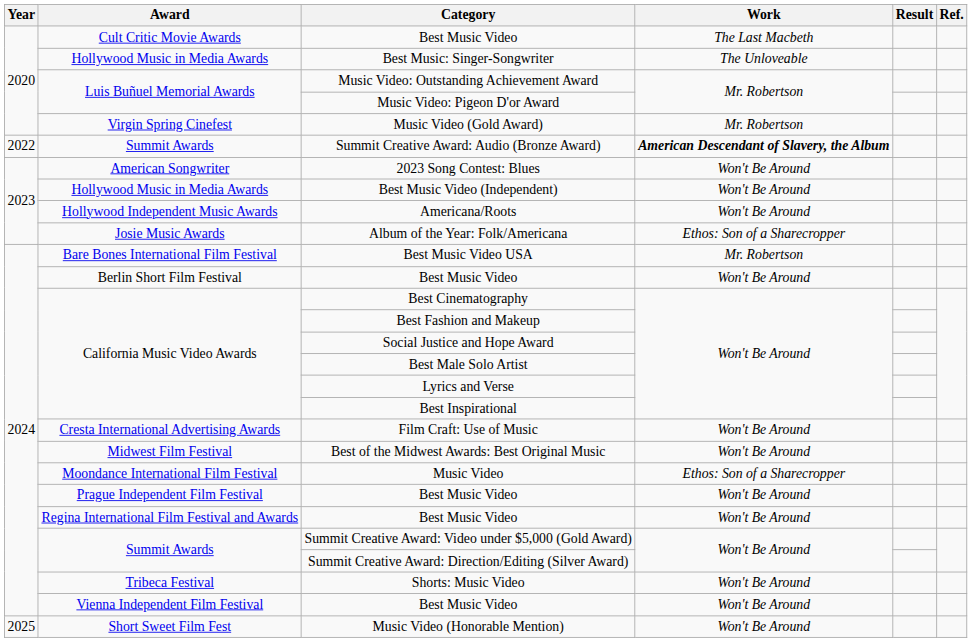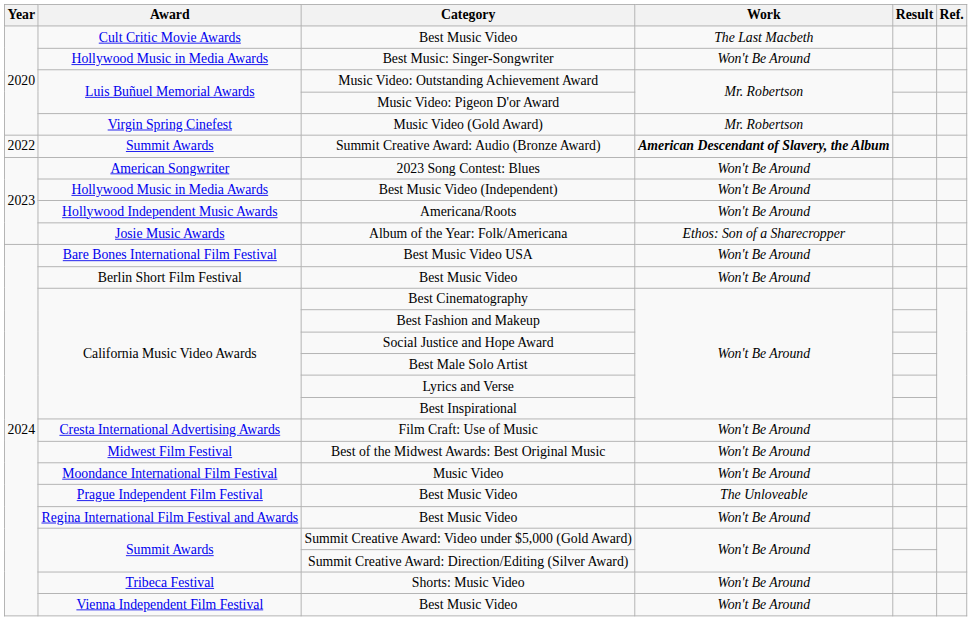(764, 59) The Unloveable -> (764, 59) Won't Be Around
(764, 255) Mr. Robertson -> (764, 255) Won't Be Around
(764, 473) Ethos: Son of a Sharecropper -> (764, 473) Won't Be Around
(764, 495) Won't Be Around -> (764, 495) The Unloveable
- row: (170, 626)
